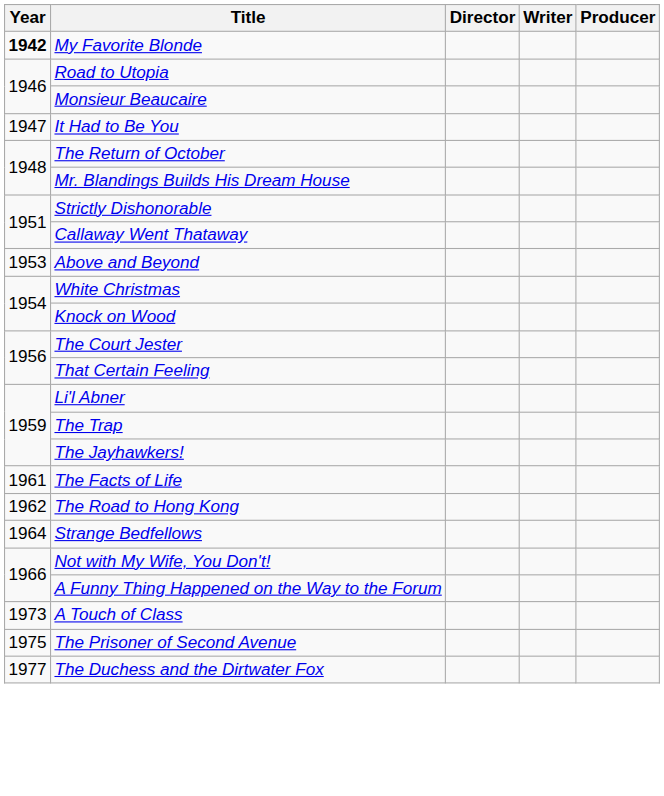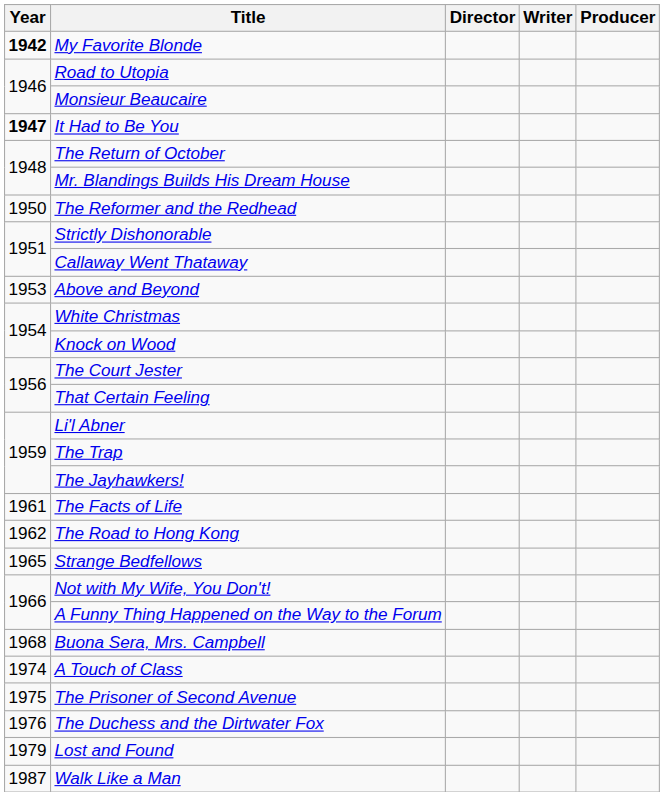(28, 126) normal -> (28, 126) bold
+ row: (175, 208)
(28, 533) 1964 -> (28, 561) 1965
+ row: (160, 642)
(28, 615) 1973 -> (28, 669) 1974
(28, 669) 1977 -> (28, 724) 1976
+ row: (114, 751)
+ row: (118, 778)
